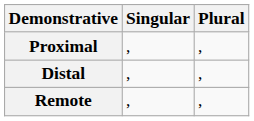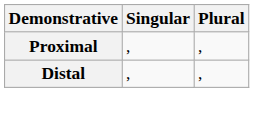- row: (63, 101)
